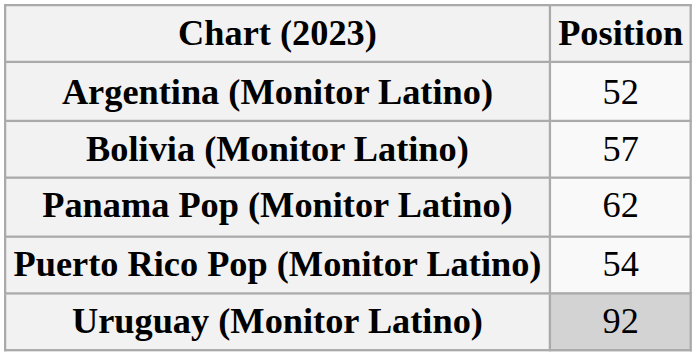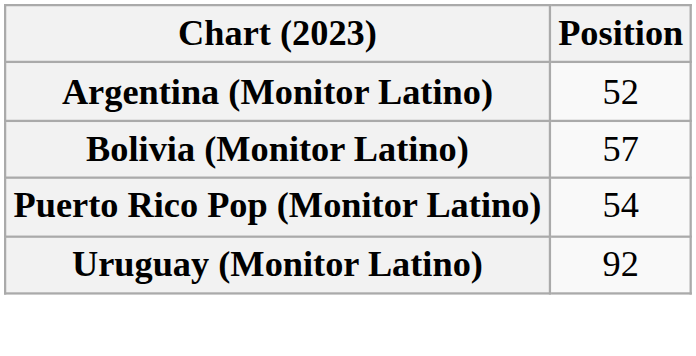- row: (277, 206)
(621, 321) lightgrey background -> (621, 263) no background
